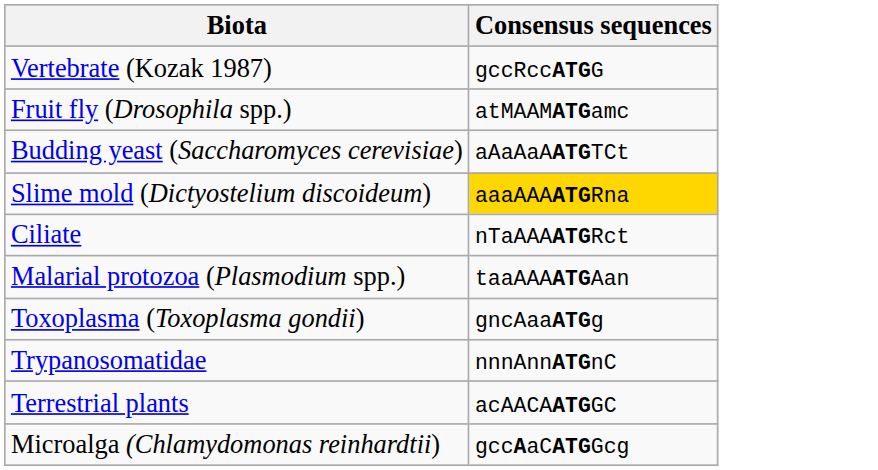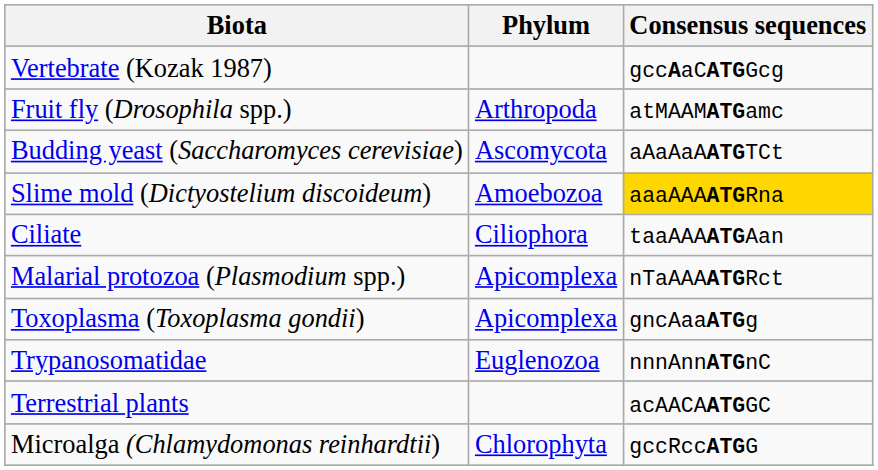+ column: (546, 25)
(539, 70) gccRccATGG -> (707, 70) gccAaCATGGcg
(552, 238) nTaAAAATGRct -> (707, 238) taaAAAATGAan
(552, 279) taaAAAATGAan -> (707, 279) nTaAAAATGRct
(552, 447) gccAaCATGGcg -> (694, 447) gccRccATGG
